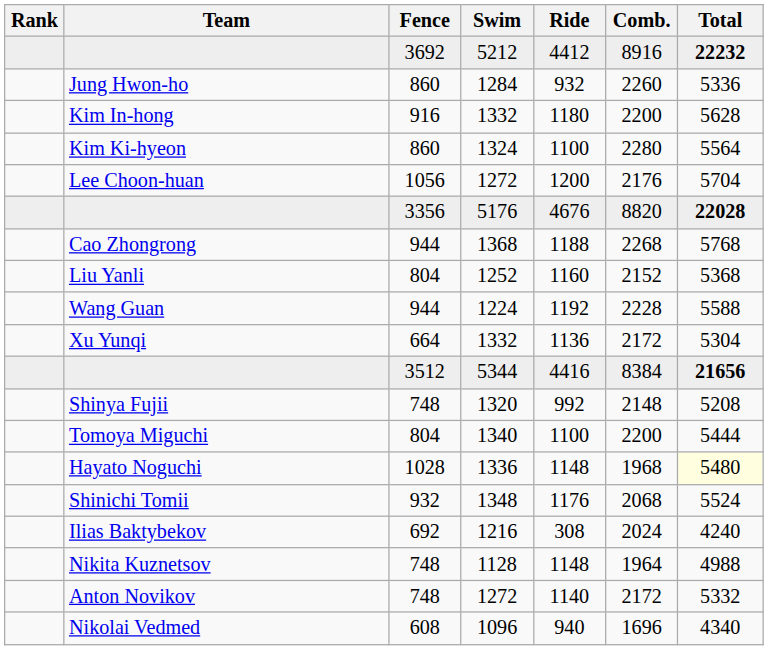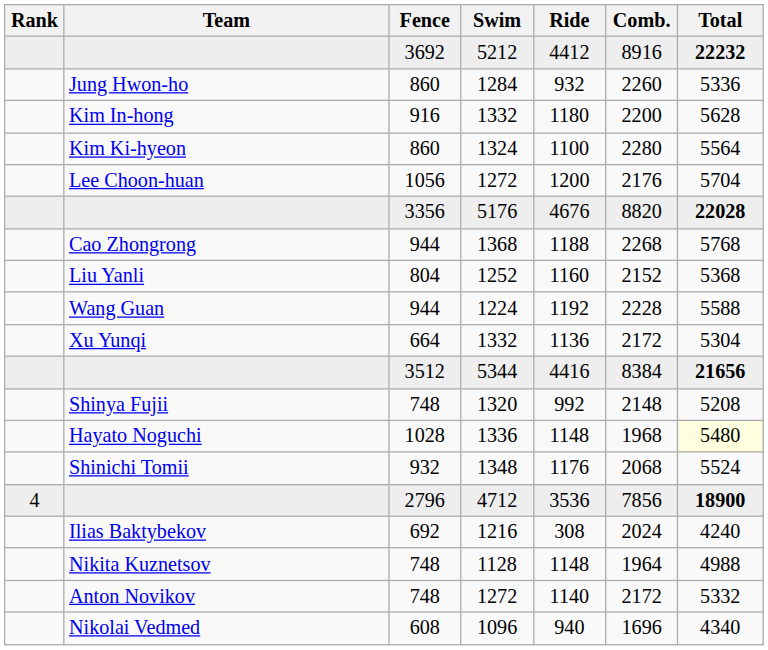- row: (139, 436)
+ row: (226, 500)
